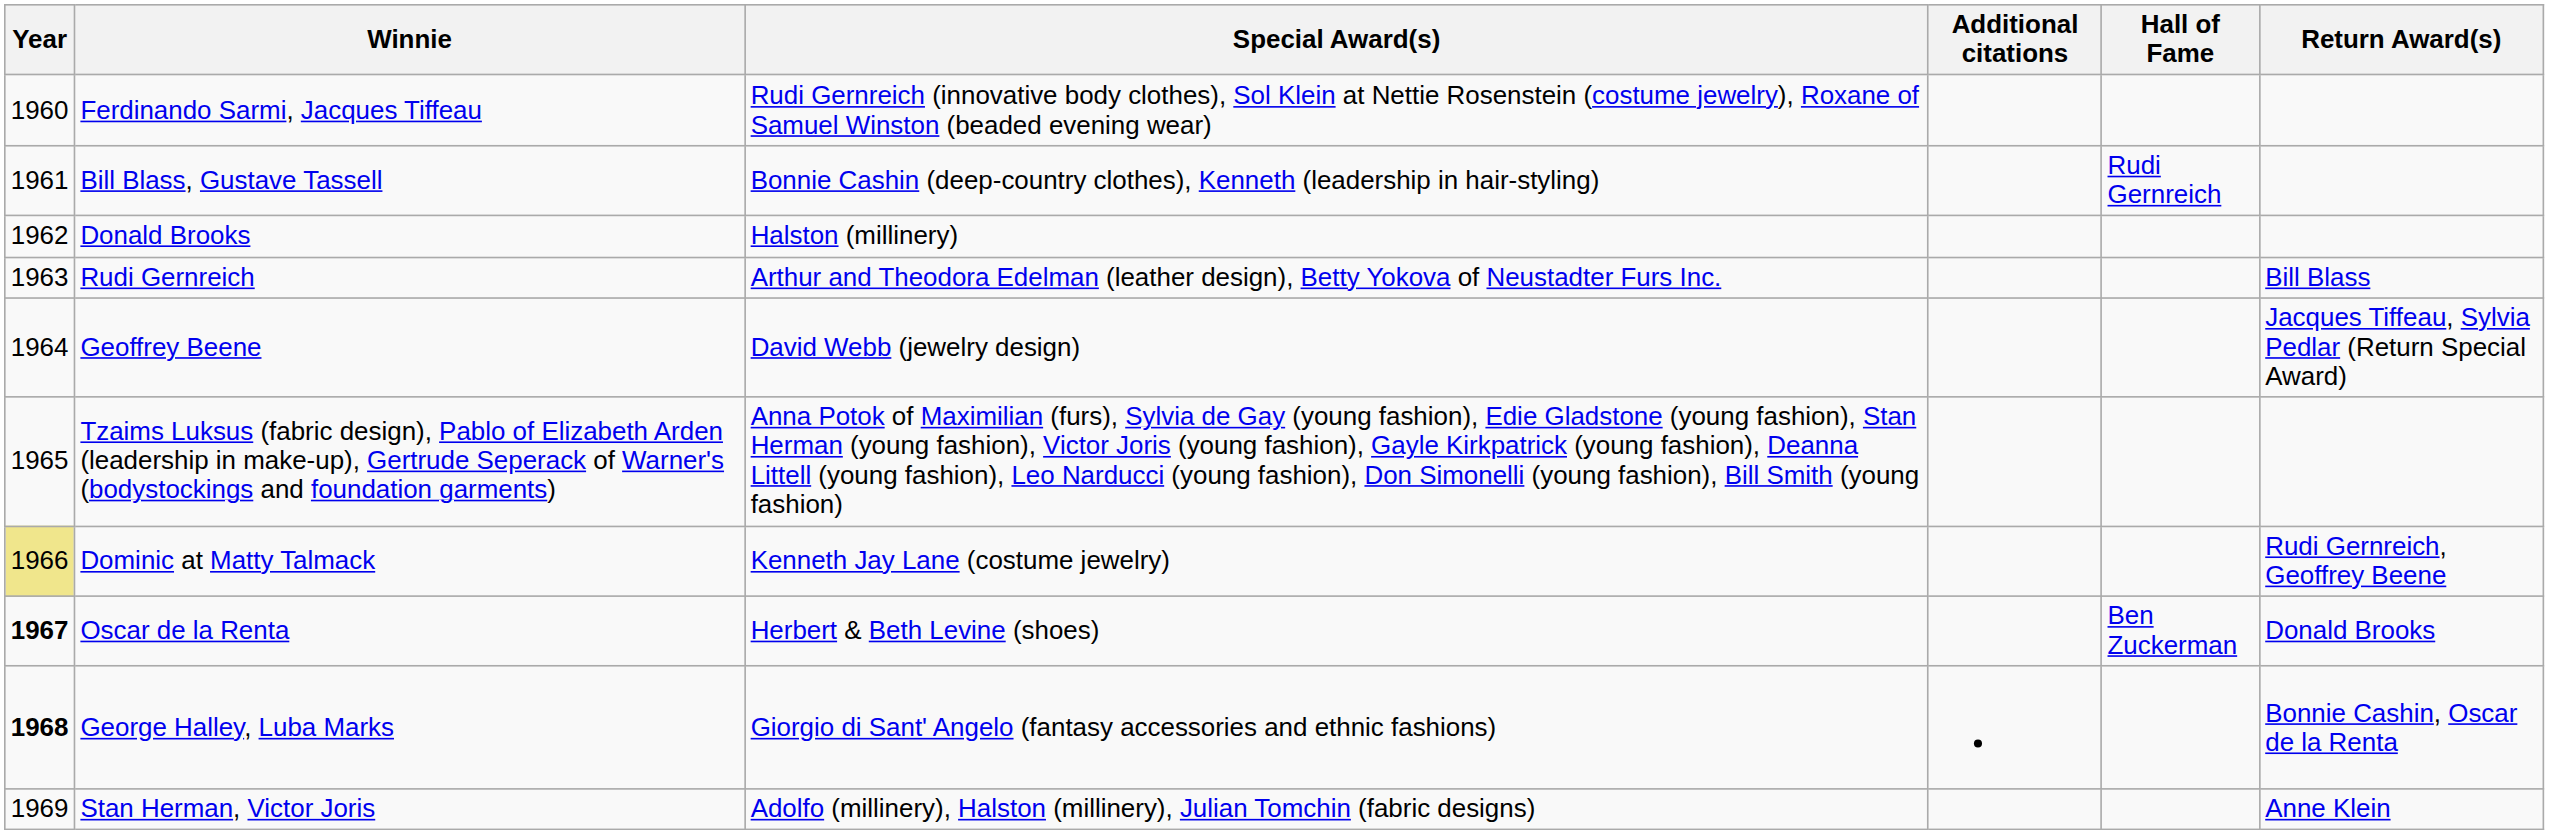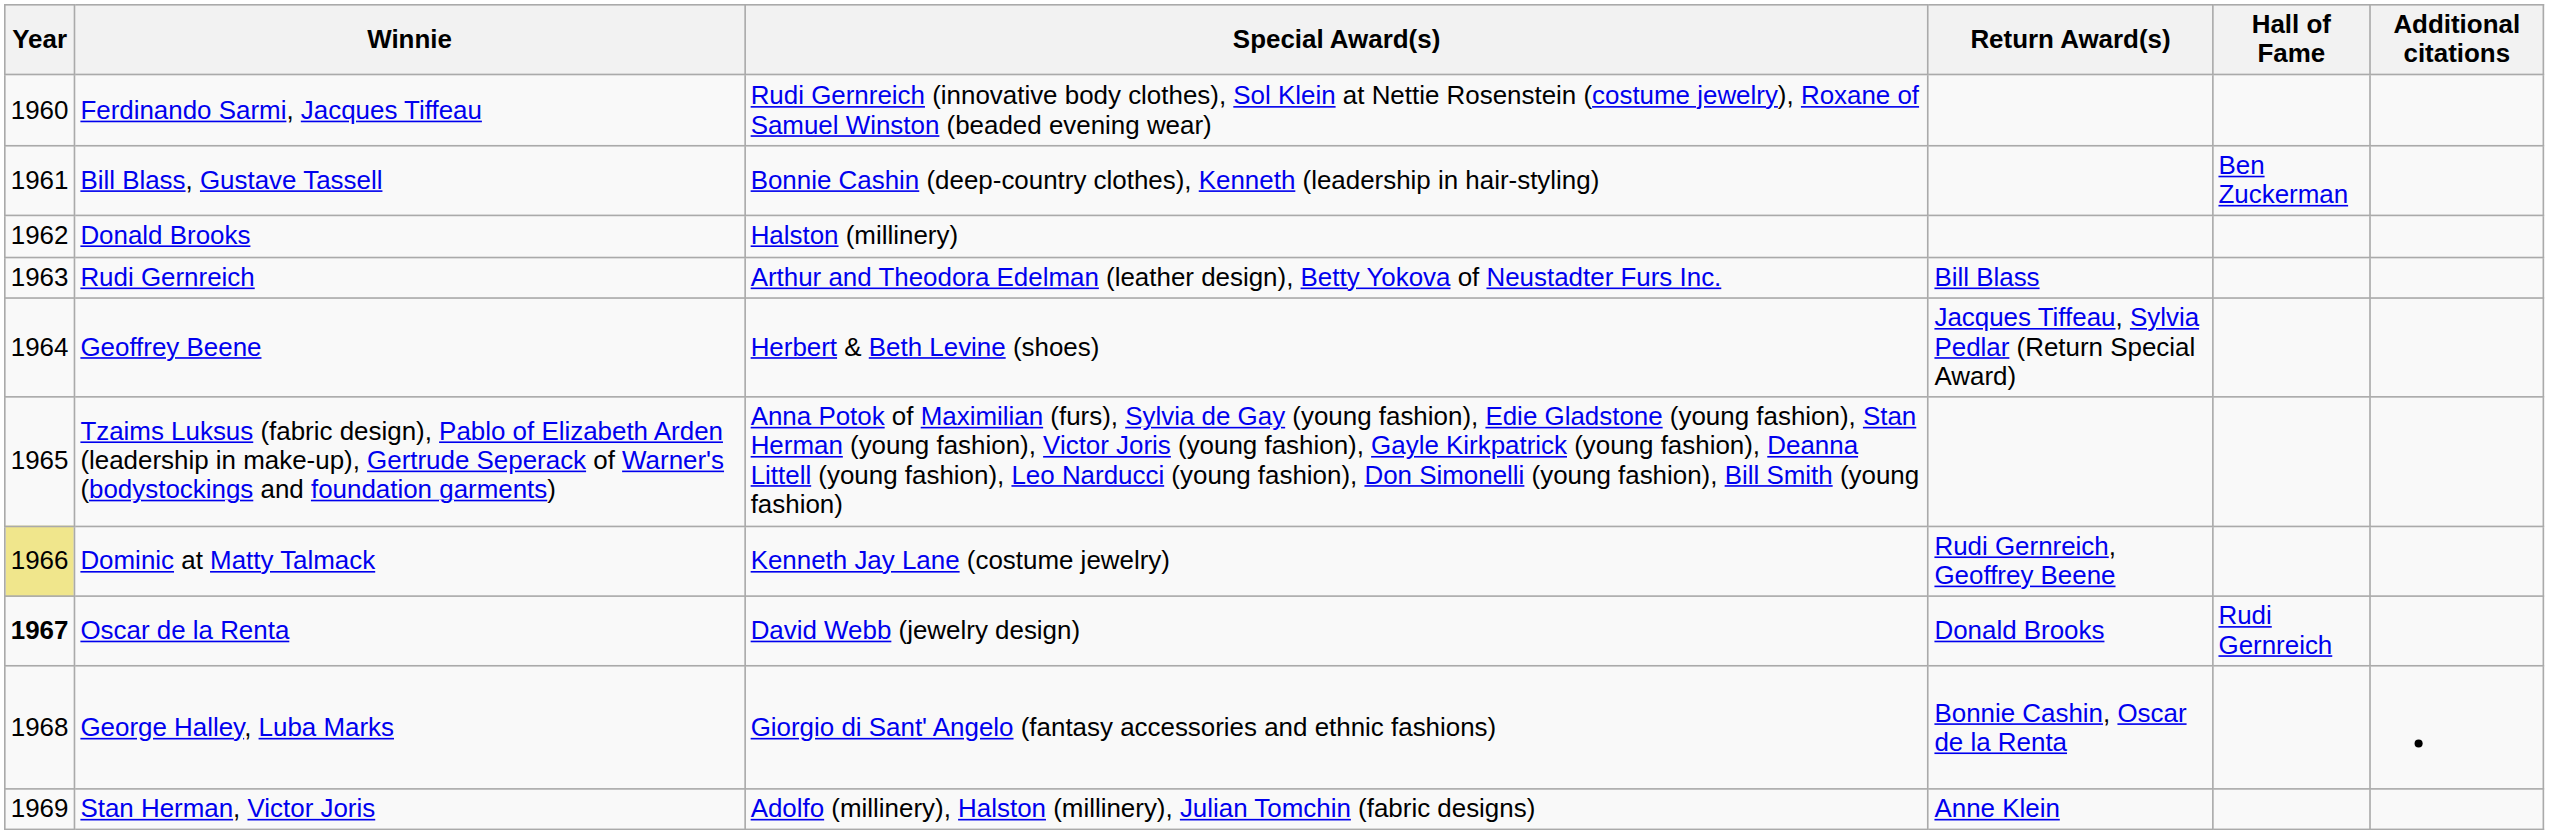columns swapped: (2401, 39) <-> (2015, 39)
(2164, 180) Rudi Gernreich -> (2283, 180) Ben Zuckerman
(915, 347) David Webb (jewelry design) -> (925, 347) Herbert & Beth Levine (shoes)
(925, 630) Herbert & Beth Levine (shoes) -> (915, 630) David Webb (jewelry design)
(2172, 630) Ben Zuckerman -> (2275, 630) Rudi Gernreich
(40, 727) bold -> (40, 727) normal
